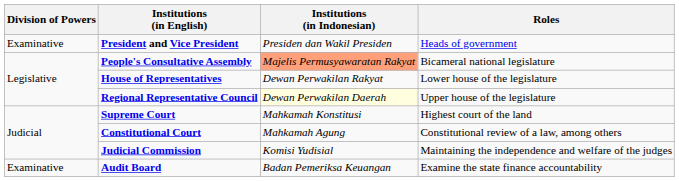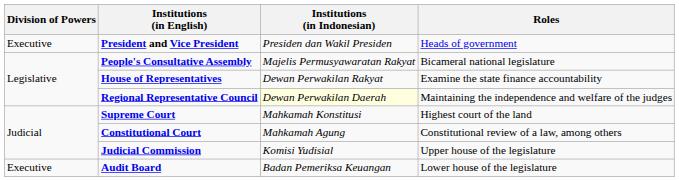(35, 43) Examinative -> (29, 43) Executive
(339, 61) lightsalmon background -> (339, 61) no background
(489, 79) Lower house of the legislature -> (511, 79) Examine the state finance accountability
(488, 97) Upper house of the legislature -> (546, 97) Maintaining the independence and welfare of the judges
(546, 150) Maintaining the independence and welfare of the judges -> (488, 150) Upper house of the legislature
(35, 168) Examinative -> (29, 168) Executive
(511, 168) Examine the state finance accountability -> (489, 168) Lower house of the legislature
